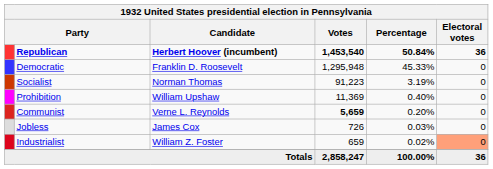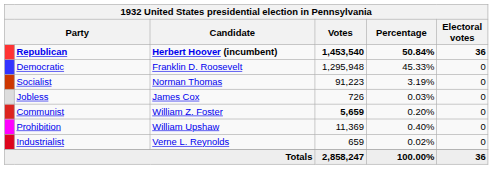rows swapped: (39, 97) <-> (32, 127)
(191, 112) Verne L. Reynolds -> (188, 112) William Z. Foster
(188, 142) William Z. Foster -> (191, 142) Verne L. Reynolds
(483, 142) lightsalmon background -> (483, 142) no background
